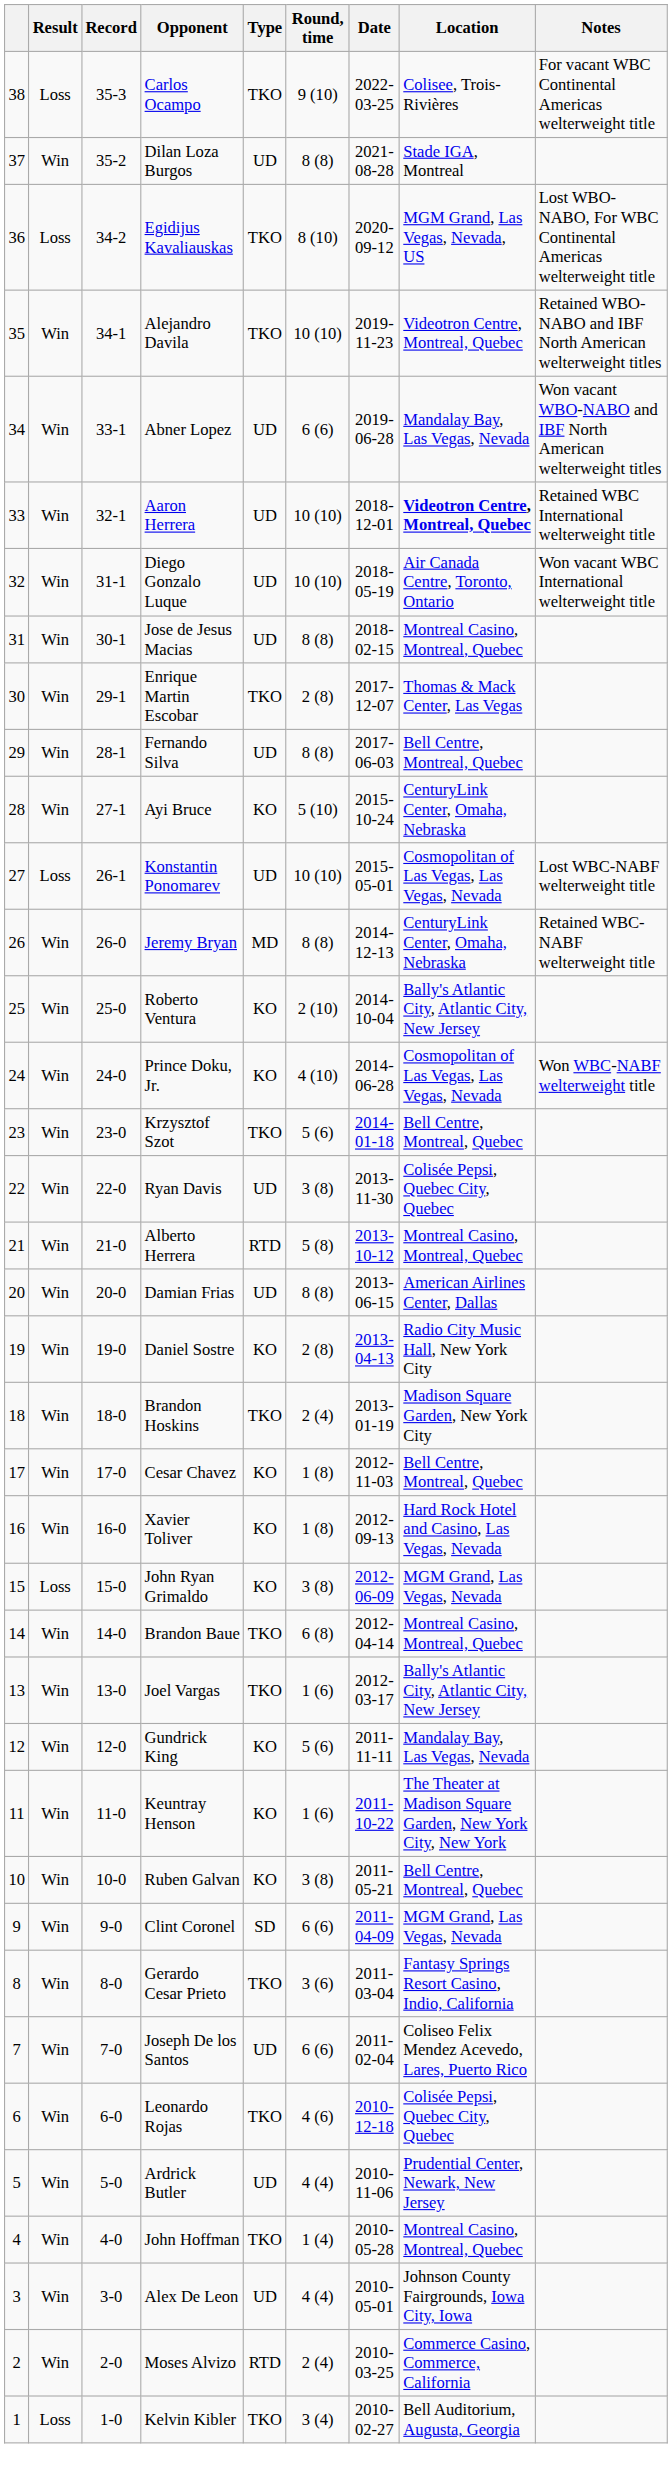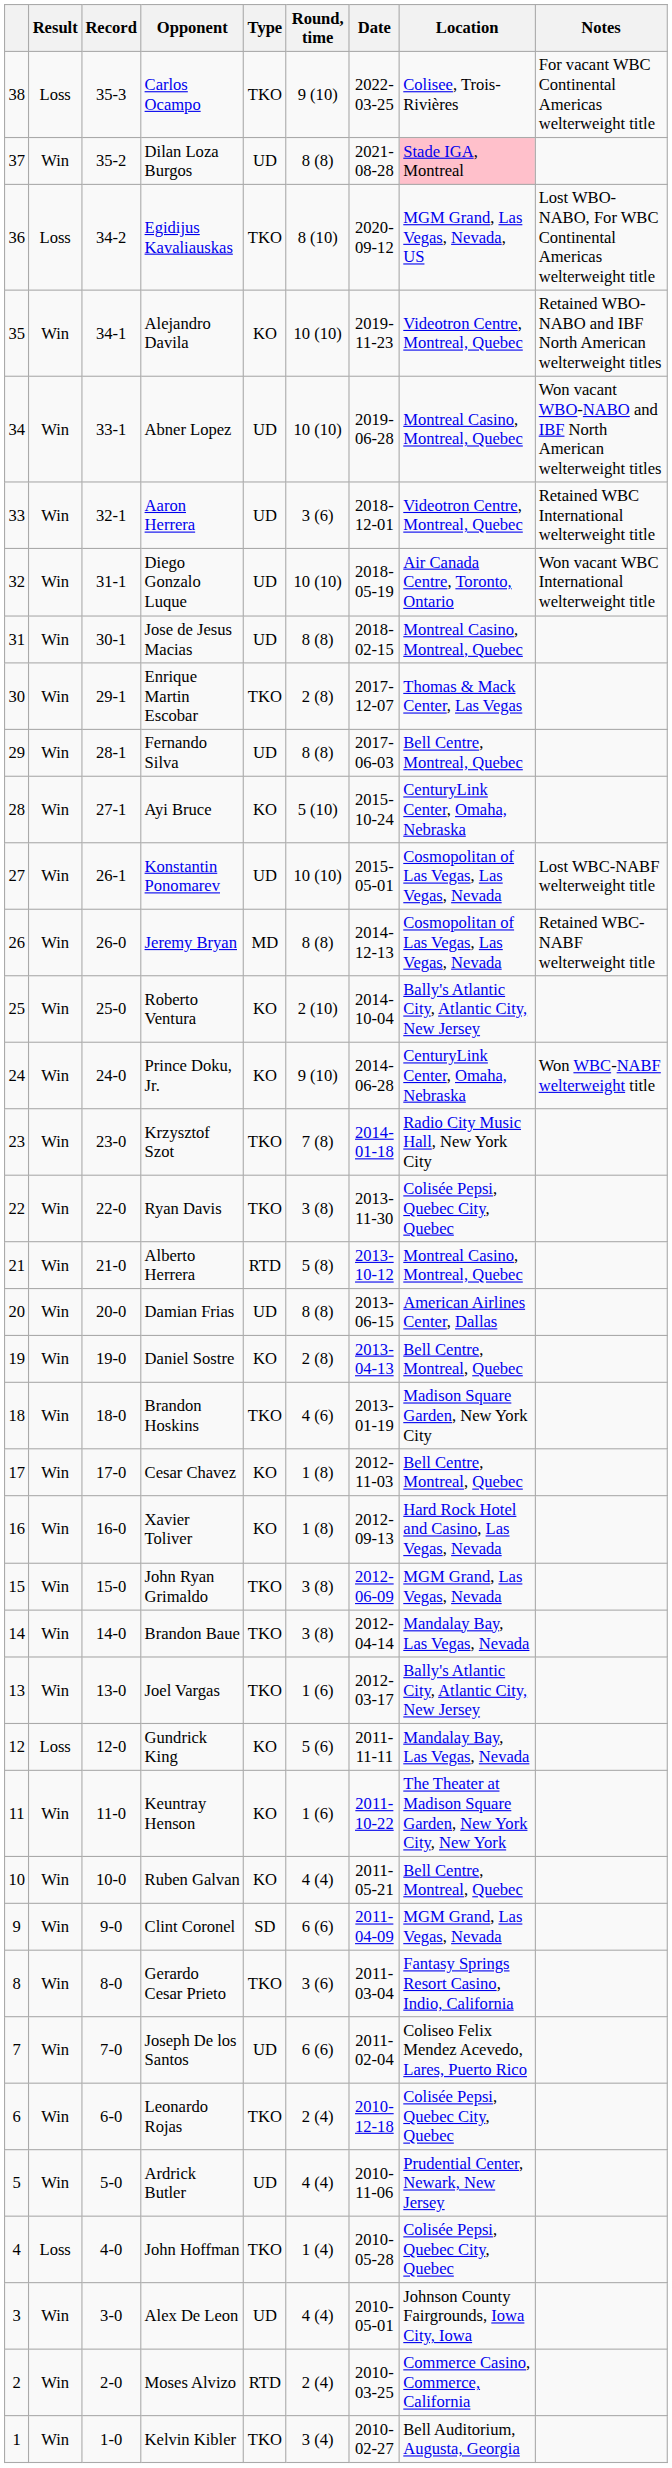(441, 161) no background -> (441, 161) pink background
(265, 333) TKO -> (265, 333) KO
(318, 429) 6 (6) -> (318, 429) 10 (10)
(466, 429) Mandalay Bay, Las Vegas, Nevada -> (463, 429) Montreal Casino, Montreal, Quebec
(318, 515) 10 (10) -> (318, 515) 3 (6)
(467, 515) bold -> (463, 515) normal
(55, 875) Loss -> (55, 875) Win
(455, 942) CenturyLink Center, Omaha, Nebraska -> (459, 942) Cosmopolitan of Las Vegas, Las Vegas, Nevada
(318, 1075) 4 (10) -> (318, 1075) 9 (10)
(459, 1075) Cosmopolitan of Las Vegas, Las Vegas, Nevada -> (455, 1075) CenturyLink Center, Omaha, Nebraska
(318, 1132) 5 (6) -> (318, 1142) 7 (8)
(463, 1132) Bell Centre, Montreal, Quebec -> (462, 1142) Radio City Music Hall, New York City
(265, 1189) UD -> (265, 1208) TKO
(462, 1349) Radio City Music Hall, New York City -> (463, 1359) Bell Centre, Montreal, Quebec
(318, 1416) 2 (4) -> (318, 1416) 4 (6)
(55, 1586) Loss -> (55, 1586) Win
(265, 1586) KO -> (265, 1586) TKO
(318, 1633) 6 (8) -> (318, 1633) 3 (8)
(463, 1633) Montreal Casino, Montreal, Quebec -> (466, 1633) Mandalay Bay, Las Vegas, Nevada
(55, 1746) Win -> (55, 1746) Loss
(318, 1879) 3 (8) -> (318, 1879) 4 (4)
(318, 2116) 4 (6) -> (318, 2116) 2 (4)
(55, 2239) Win -> (55, 2249) Loss
(463, 2239) Montreal Casino, Montreal, Quebec -> (450, 2249) Colisée Pepsi, Quebec City, Quebec
(55, 2420) Loss -> (55, 2439) Win
